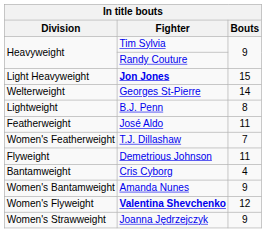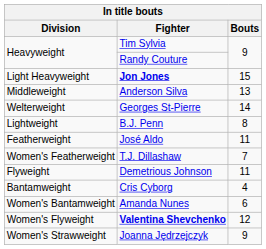+ row: (153, 92)
(245, 188) 9 -> (245, 204) 6
